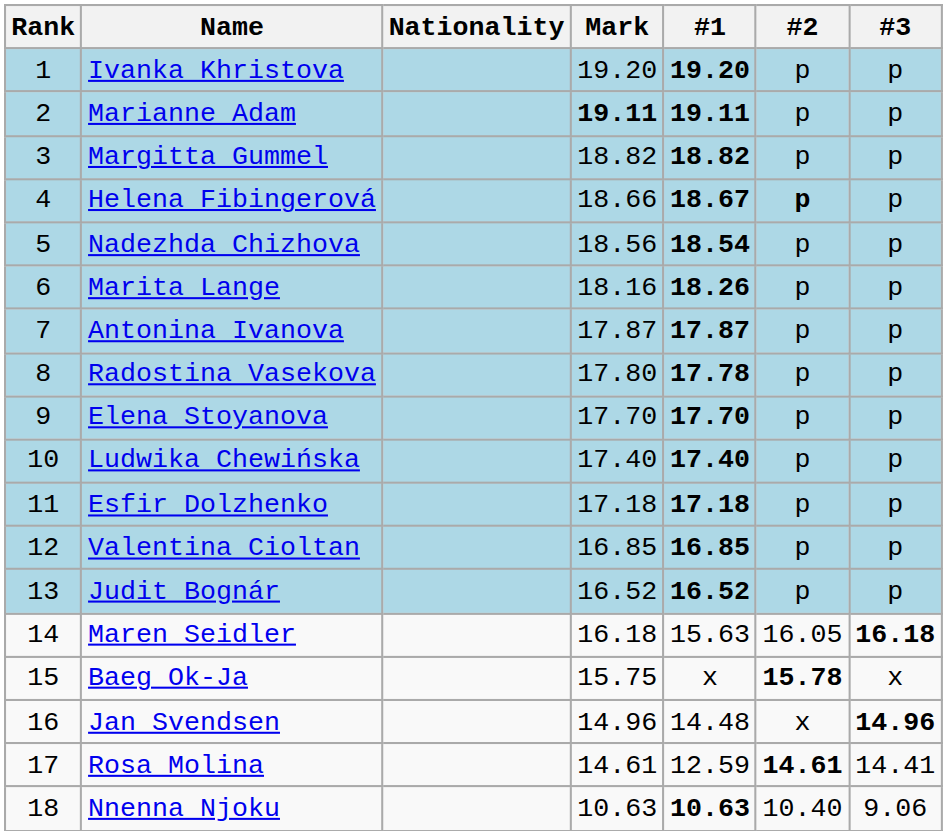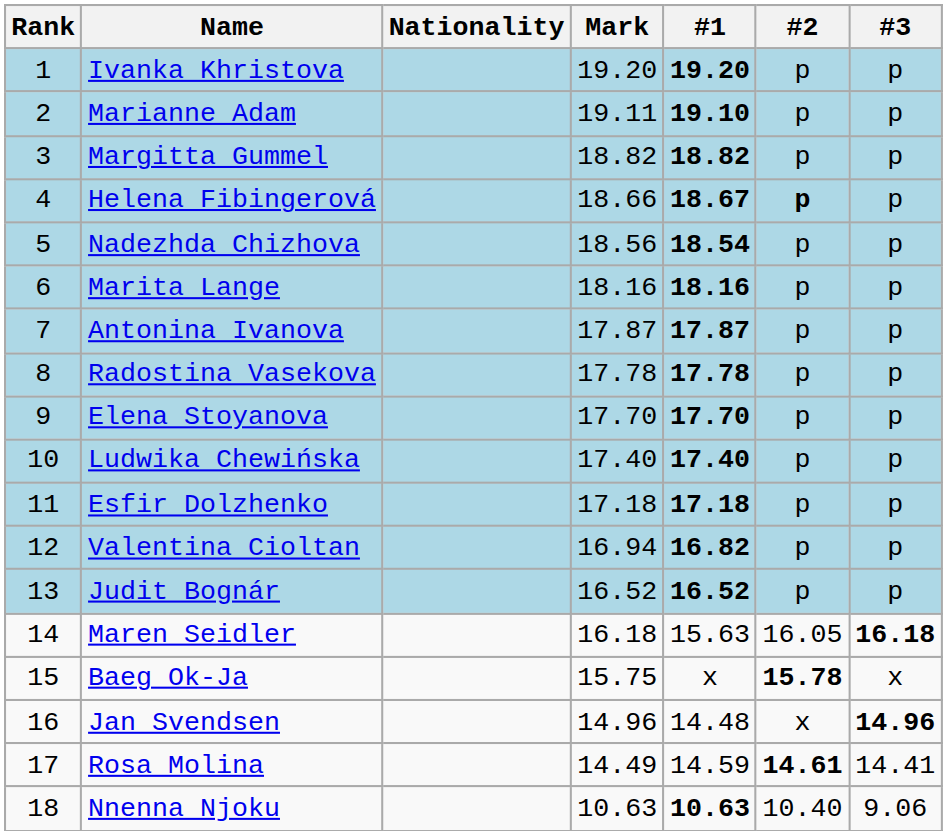(617, 114) bold -> (617, 114) normal
(710, 114) 19.11 -> (710, 114) 19.10
(710, 287) 18.26 -> (710, 287) 18.16
(617, 374) 17.80 -> (617, 374) 17.78
(617, 548) 16.85 -> (617, 548) 16.94
(710, 548) 16.85 -> (710, 548) 16.82
(617, 765) 14.61 -> (617, 765) 14.49
(710, 765) 12.59 -> (710, 765) 14.59
